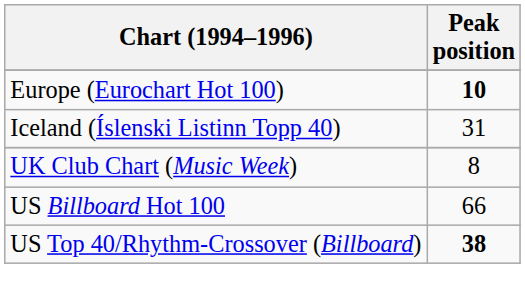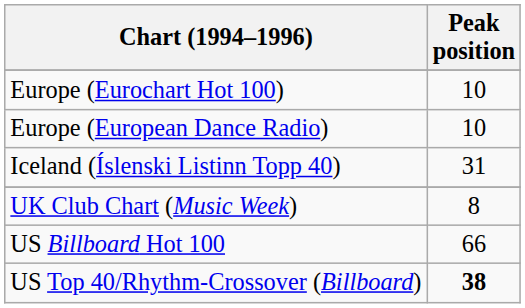(474, 89) bold -> (474, 89) normal
+ row: (169, 128)
